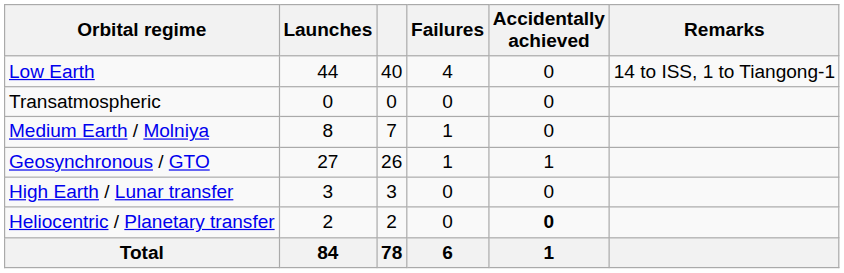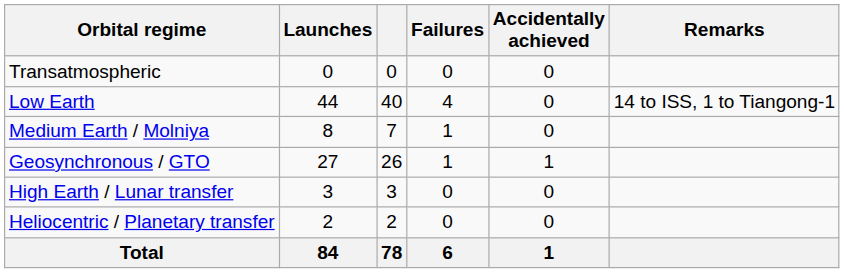rows swapped: (85, 101) <-> (52, 71)
(549, 222) bold -> (549, 222) normal
